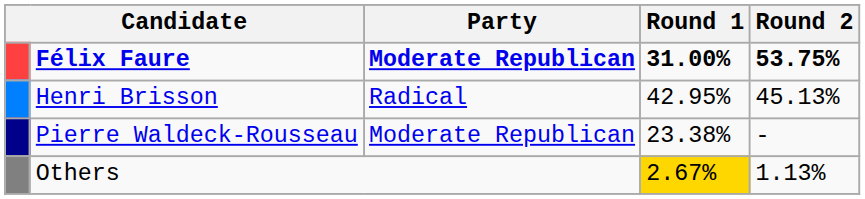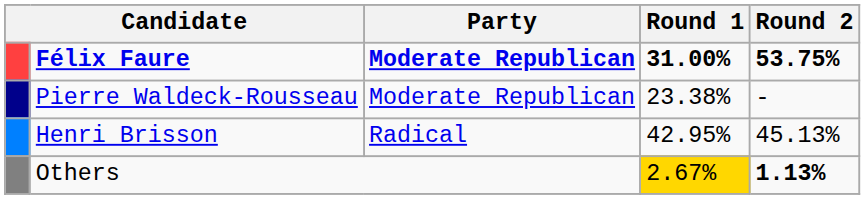rows swapped: (127, 99) <-> (197, 137)
(791, 175) normal -> (791, 175) bold
